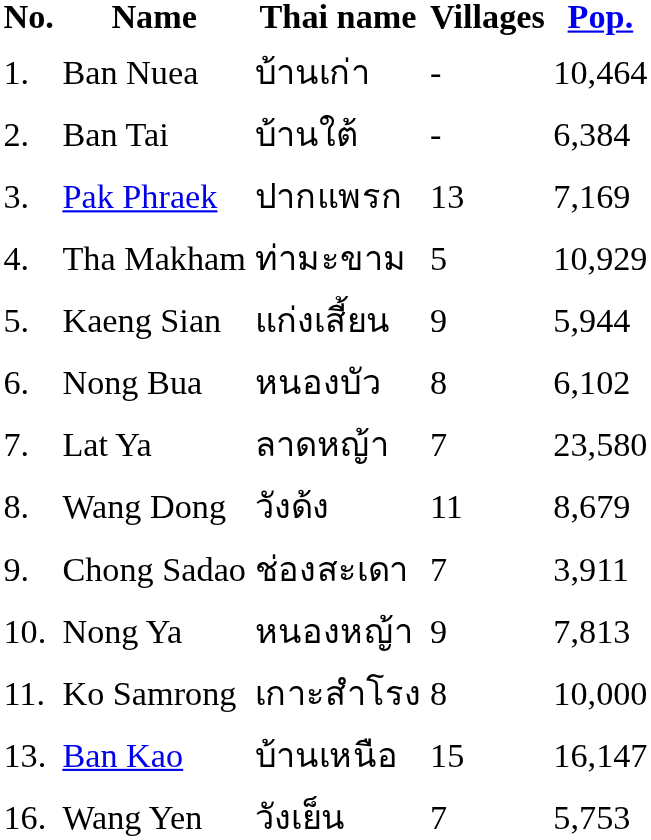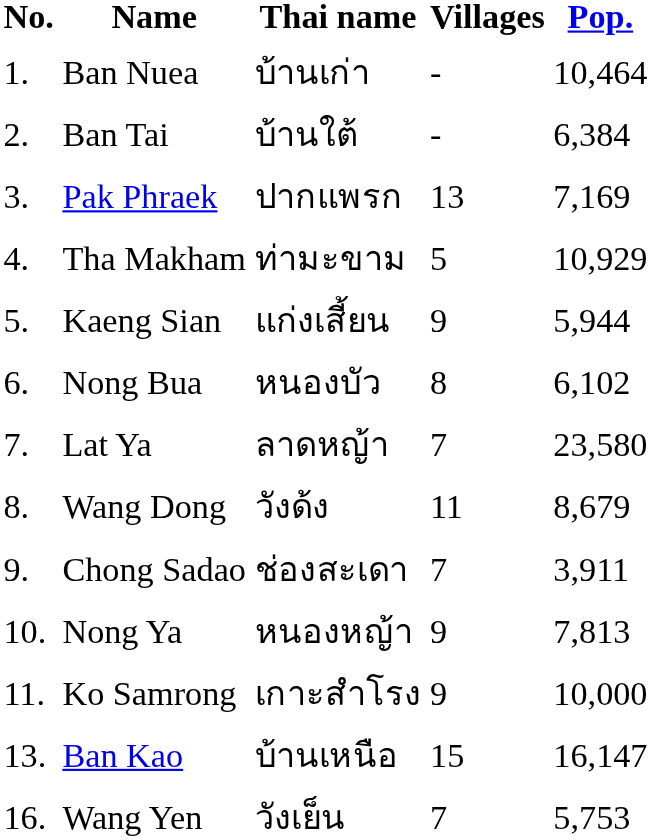(439, 692) 8 -> (439, 692) 9
